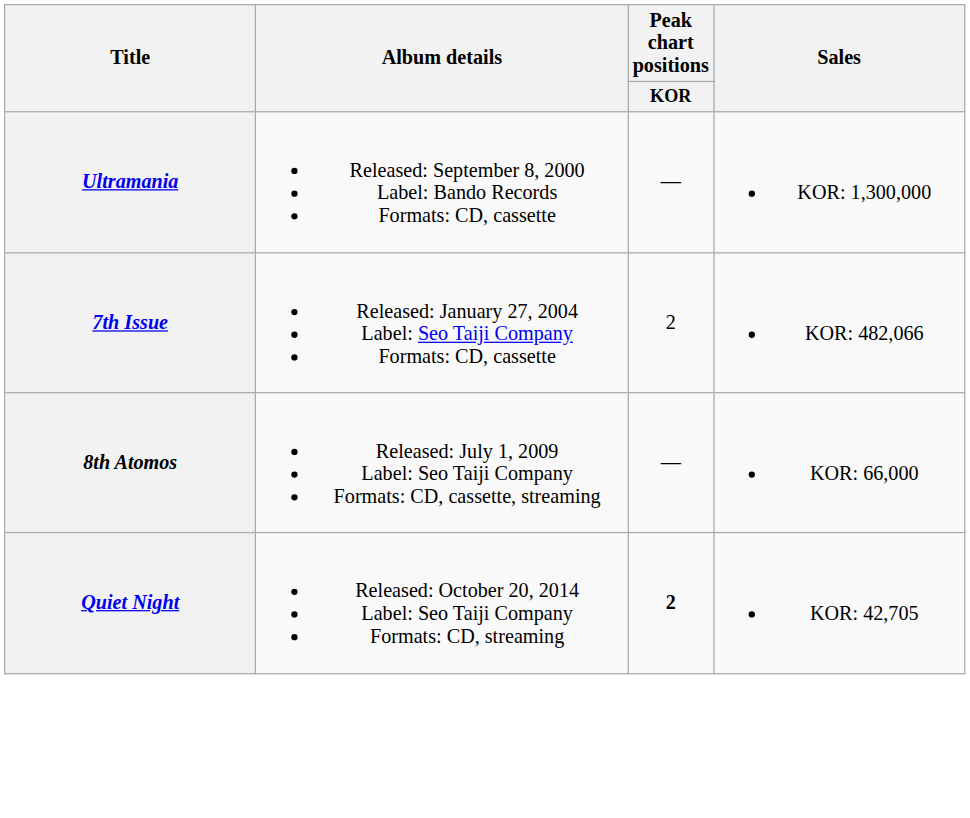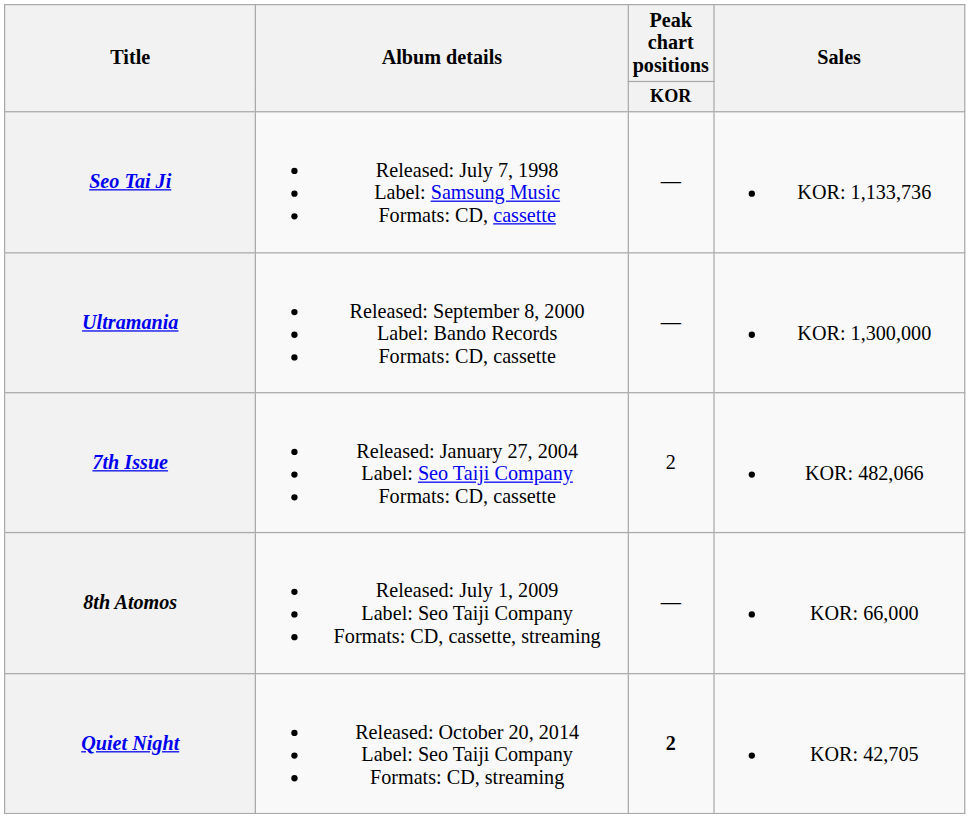+ row: (130, 181)
